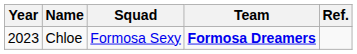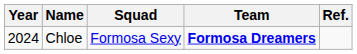(23, 37) 2023 -> (23, 37) 2024
